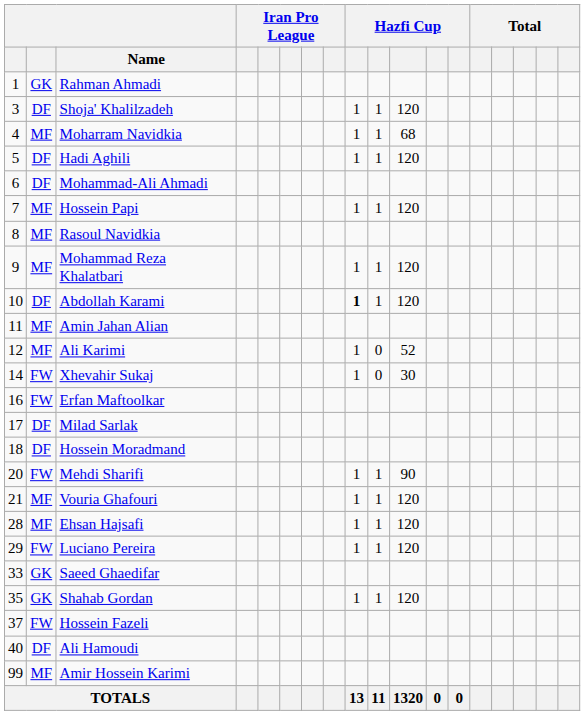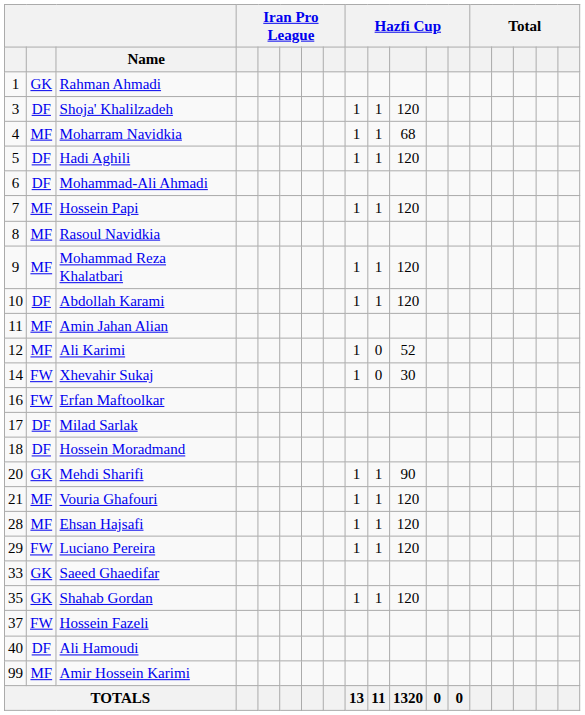(357, 300) bold -> (357, 300) normal
(41, 474) FW -> (41, 474) GK
